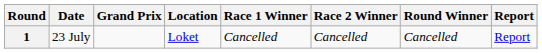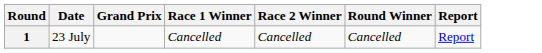- column: (193, 14)
